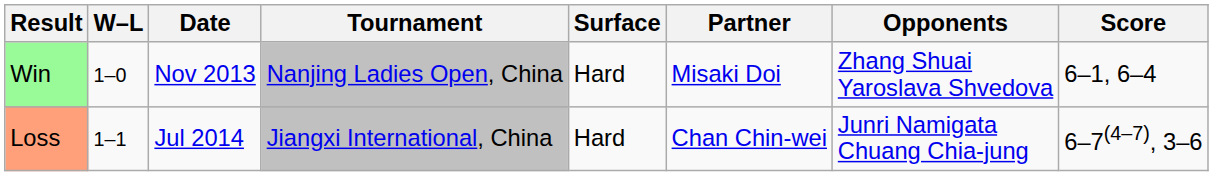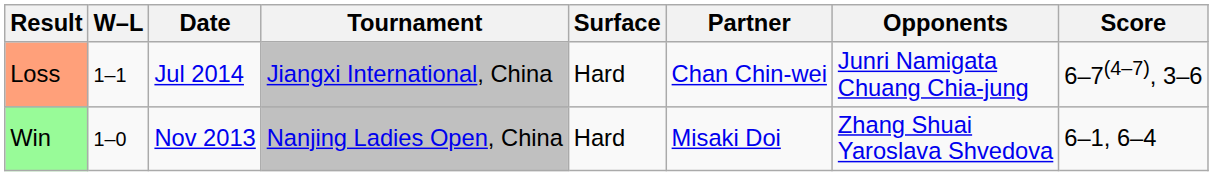rows swapped: (31, 74) <-> (35, 138)
